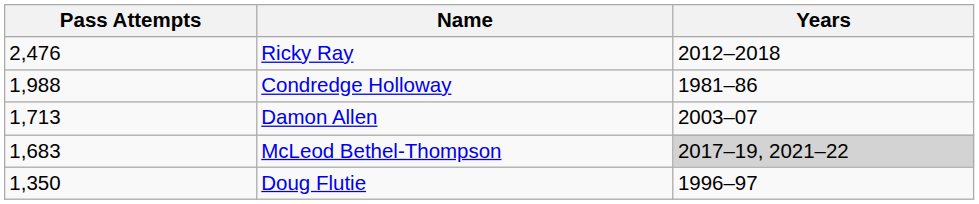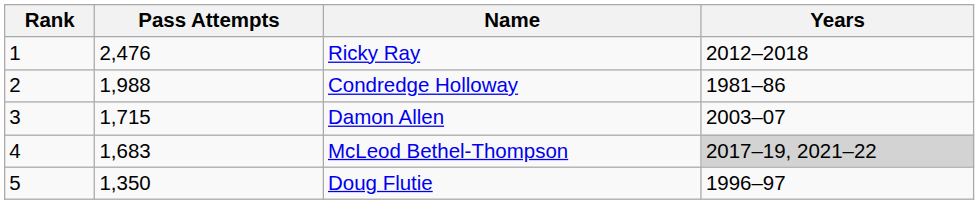+ column: (50, 20)
(35, 118) 1,713 -> (125, 118) 1,715
